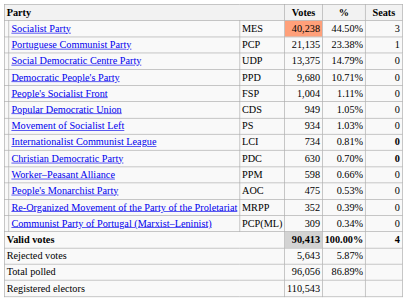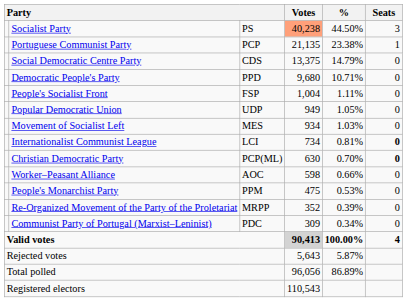(253, 28) MES -> (248, 28) PS
(252, 61) UDP -> (252, 61) CDS
(252, 110) CDS -> (252, 110) UDP
(248, 126) PS -> (253, 126) MES
(252, 158) PDC -> (262, 158) PCP(ML)
(252, 175) PPM -> (253, 175) AOC
(253, 191) AOC -> (252, 191) PPM
(262, 223) PCP(ML) -> (252, 223) PDC
